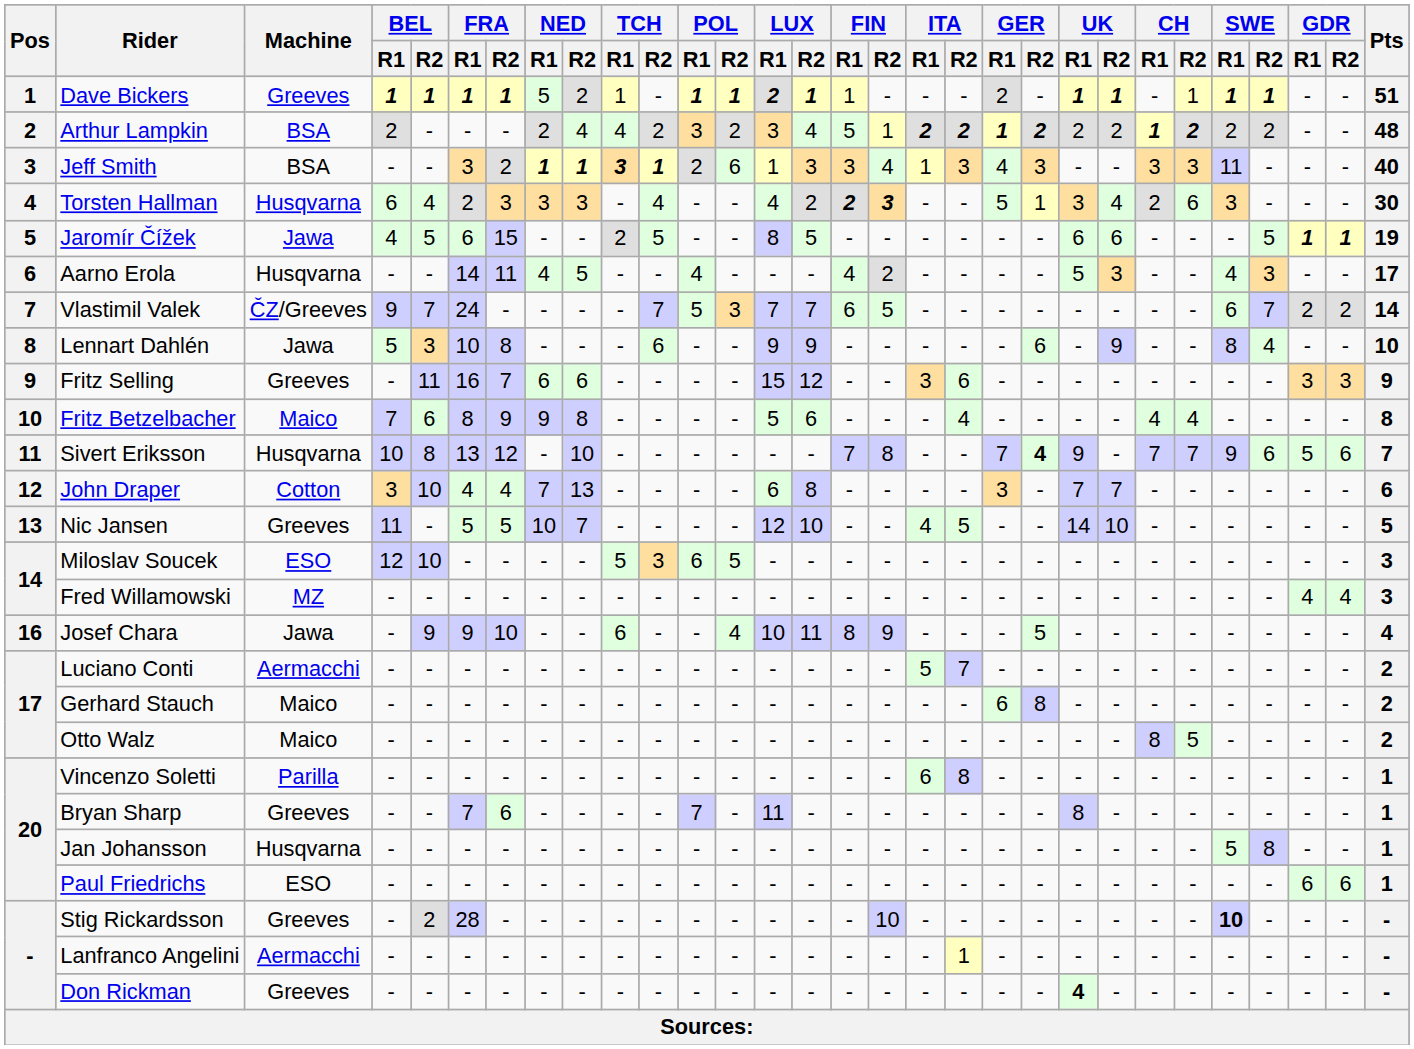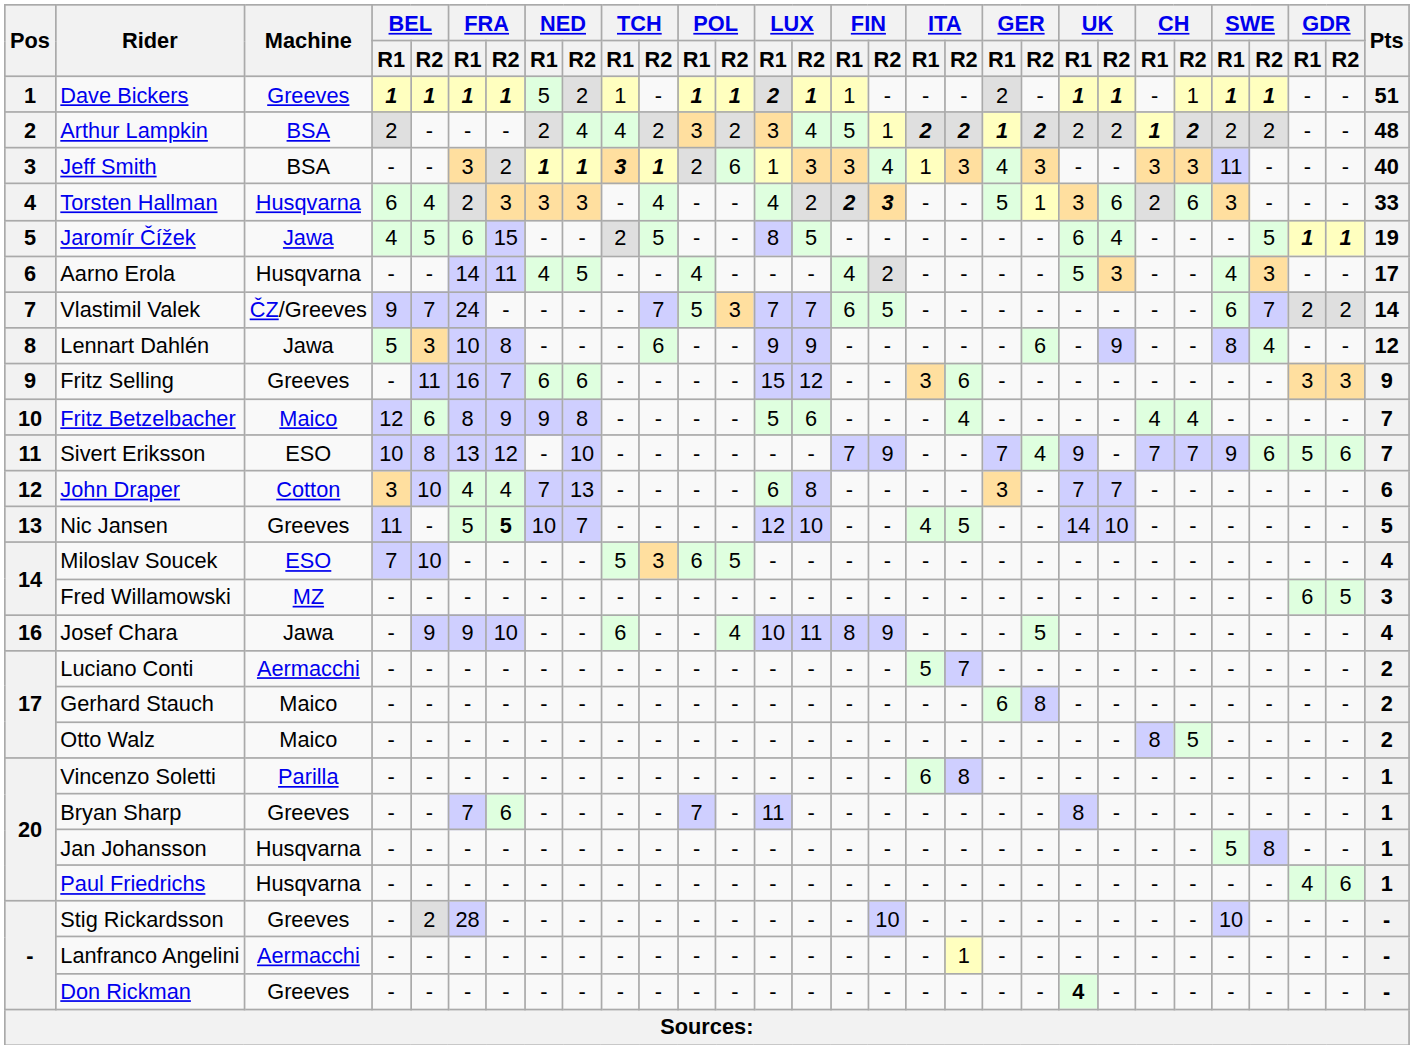(1116, 202) 4 -> (1116, 202) 6
(1387, 202) 30 -> (1387, 202) 33
(1116, 238) 6 -> (1116, 238) 4
(1387, 345) 10 -> (1387, 345) 12
(391, 417) 7 -> (391, 417) 12
(1387, 417) 8 -> (1387, 417) 7
(308, 453) Husqvarna -> (308, 453) ESO
(887, 453) 8 -> (887, 453) 9
(1040, 453) bold -> (1040, 453) normal
(506, 525) normal -> (506, 525) bold
(391, 560) 12 -> (391, 560) 7
(1387, 560) 3 -> (1387, 560) 4
(1307, 596) 4 -> (1307, 596) 6
(1345, 596) 4 -> (1345, 596) 5
(308, 883) ESO -> (308, 883) Husqvarna
(1307, 883) 6 -> (1307, 883) 4
(1231, 919) bold -> (1231, 919) normal
